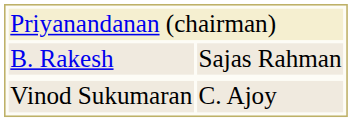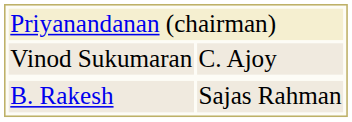rows swapped: (62, 58) <-> (101, 96)
